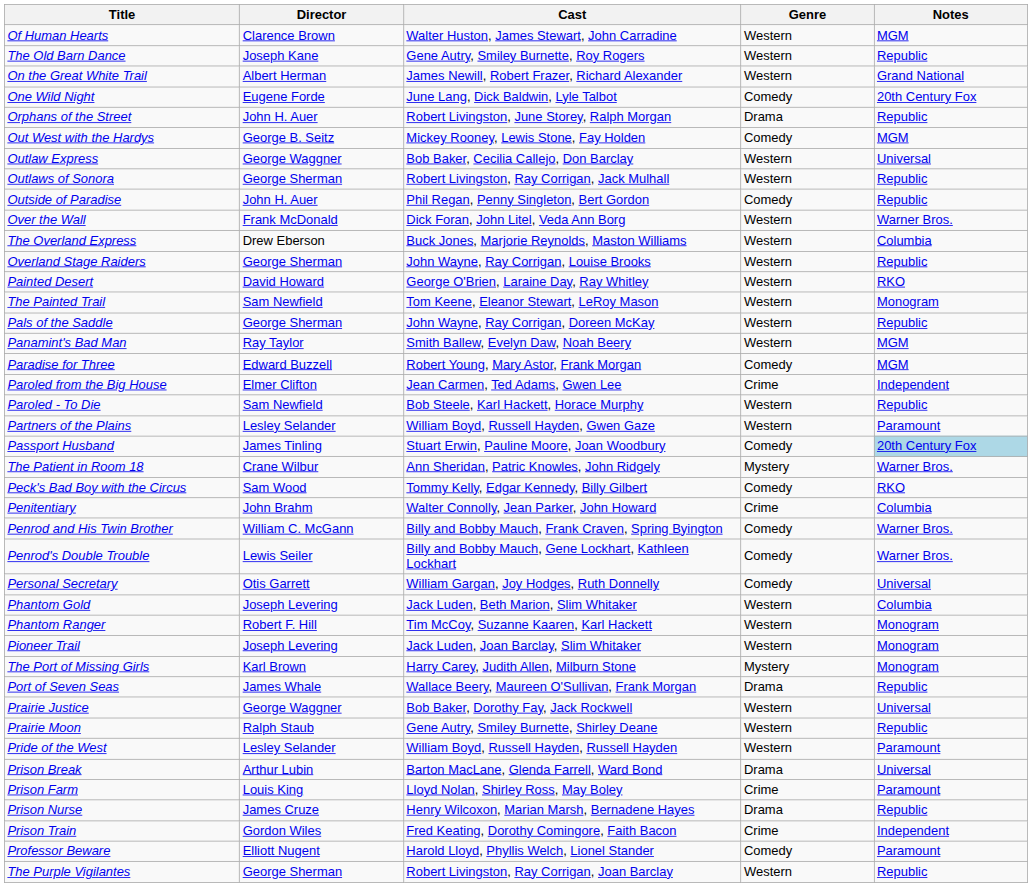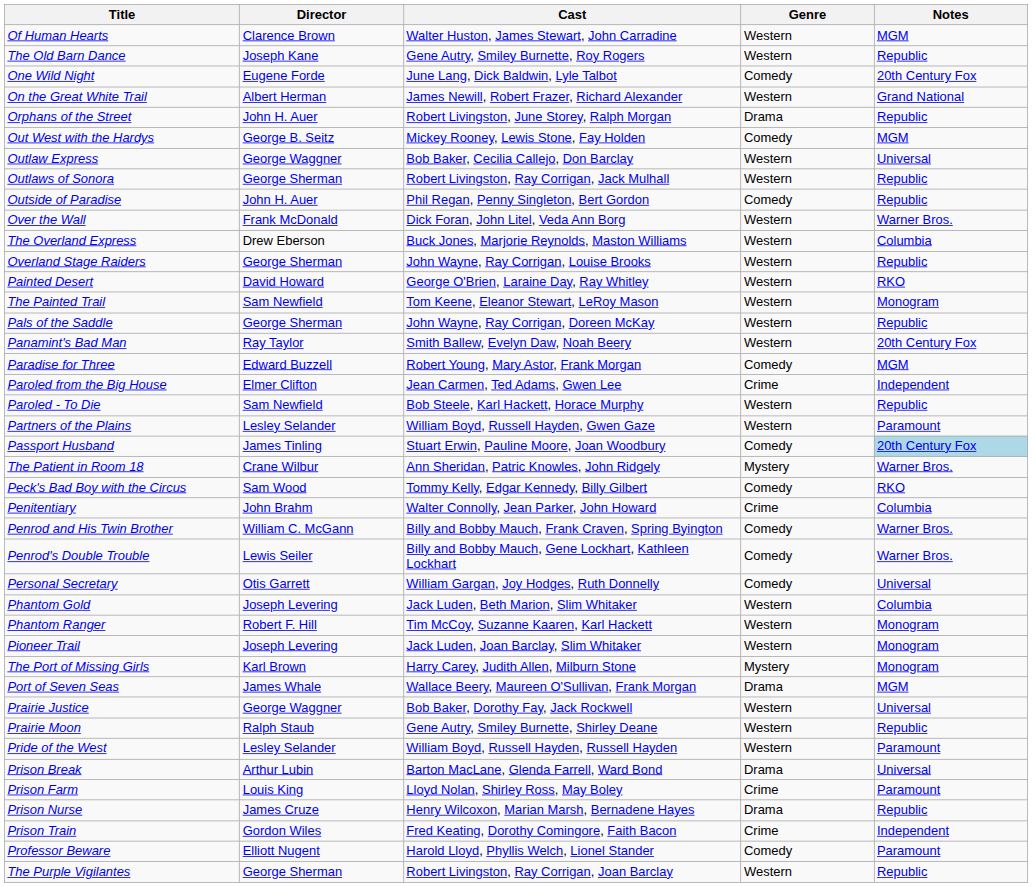rows swapped: (77, 76) <-> (51, 96)
(893, 343) MGM -> (927, 343) 20th Century Fox
(902, 687) Republic -> (893, 687) MGM
